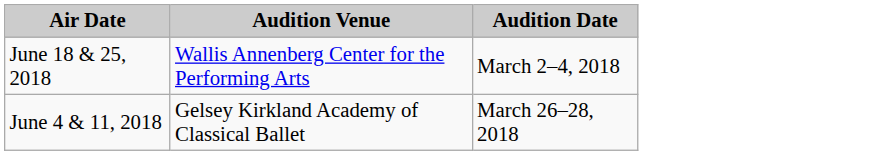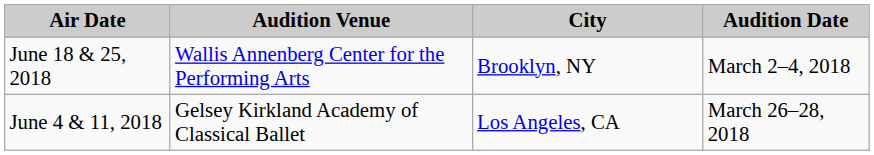+ column: (588, 20)
